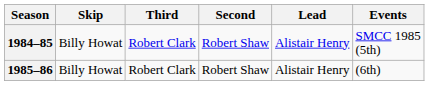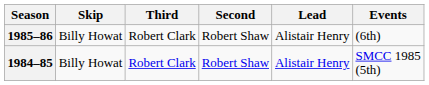rows swapped: (30, 42) <-> (30, 70)
